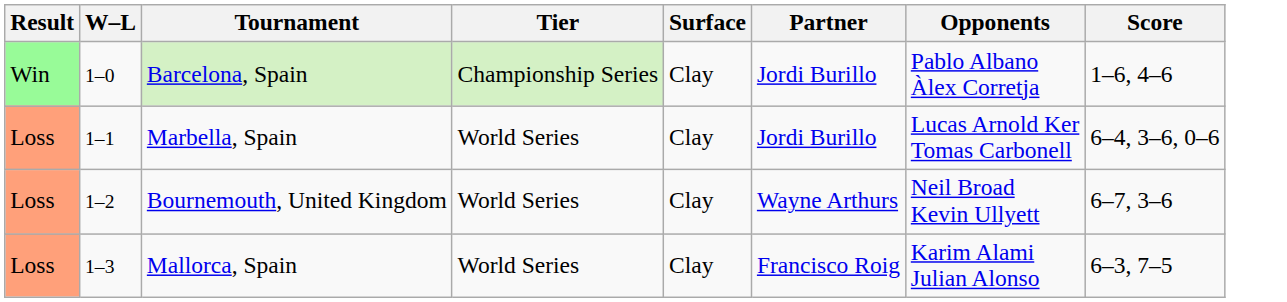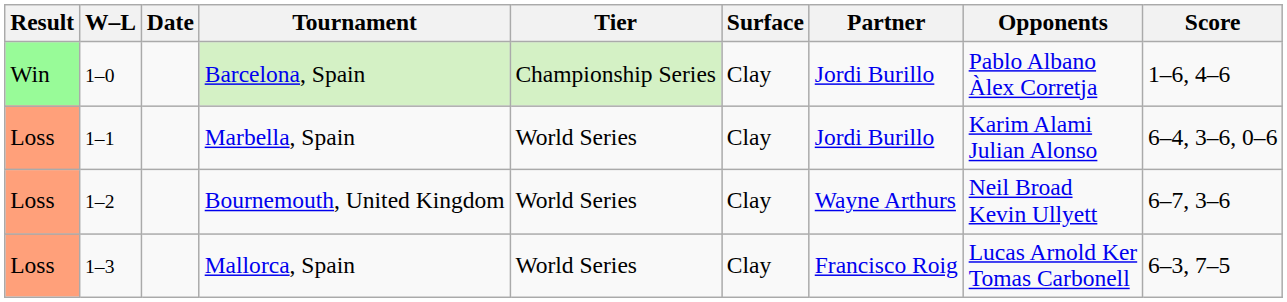+ column: (170, 23)
(995, 137) Lucas Arnold Ker Tomas Carbonell -> (1033, 137) Karim Alami Julian Alonso
(975, 264) Karim Alami Julian Alonso -> (1053, 264) Lucas Arnold Ker Tomas Carbonell
